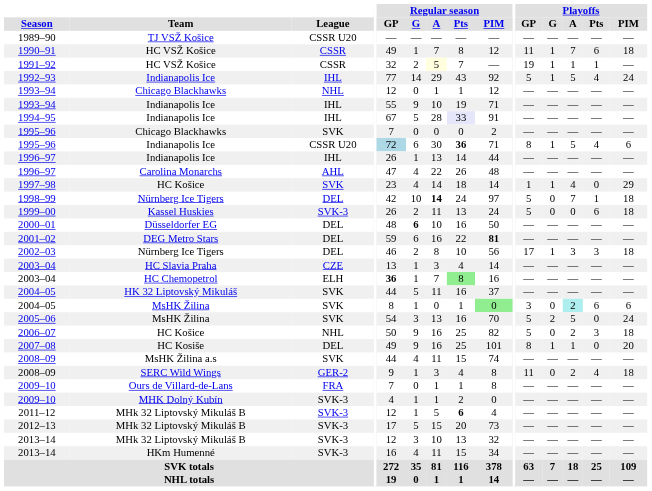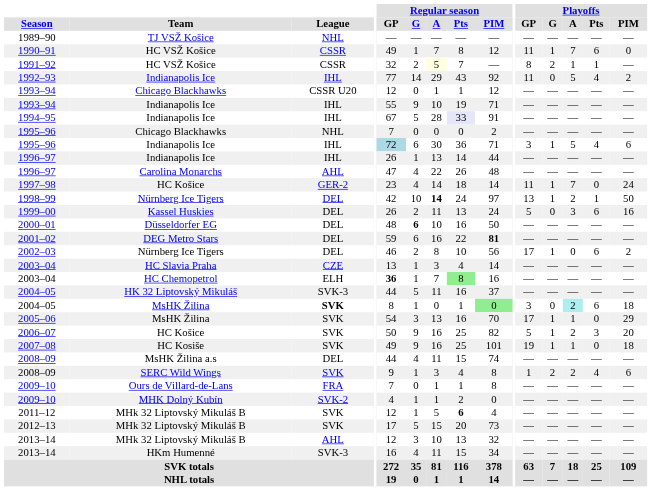(333, 37) CSSR U20 -> (333, 37) NHL
(628, 51) 18 -> (628, 51) 0
(529, 64) 19 -> (529, 64) 8
(553, 64) 1 -> (553, 64) 2
(529, 77) 5 -> (529, 77) 11
(553, 77) 1 -> (553, 77) 0
(628, 77) 24 -> (628, 77) 2
(333, 91) NHL -> (333, 91) CSSR U20
(333, 131) SVK -> (333, 131) NHL
(333, 144) CSSR U20 -> (333, 144) IHL
(461, 144) bold -> (461, 144) normal
(529, 144) 8 -> (529, 144) 3
(333, 185) SVK -> (333, 185) GER-2
(529, 185) 1 -> (529, 185) 11
(573, 185) 4 -> (573, 185) 7
(628, 185) 29 -> (628, 185) 24
(529, 198) 5 -> (529, 198) 13
(553, 198) 0 -> (553, 198) 1
(573, 198) 7 -> (573, 198) 2
(628, 198) 18 -> (628, 198) 50
(333, 211) SVK-3 -> (333, 211) DEL
(573, 211) 0 -> (573, 211) 3
(628, 211) 18 -> (628, 211) 16
(573, 252) 3 -> (573, 252) 0
(596, 252) 3 -> (596, 252) 6
(628, 252) 18 -> (628, 252) 2
(333, 292) SVK -> (333, 292) SVK-3
(333, 305) normal -> (333, 305) bold
(628, 305) 6 -> (628, 305) 18
(529, 319) 5 -> (529, 319) 17
(553, 319) 2 -> (553, 319) 1
(573, 319) 5 -> (573, 319) 1
(628, 319) 24 -> (628, 319) 29
(333, 332) NHL -> (333, 332) SVK
(553, 332) 0 -> (553, 332) 1
(628, 332) 18 -> (628, 332) 20
(333, 345) DEL -> (333, 345) SVK
(529, 345) 8 -> (529, 345) 19
(628, 345) 20 -> (628, 345) 18
(333, 359) SVK -> (333, 359) DEL
(333, 372) GER-2 -> (333, 372) SVK
(529, 372) 11 -> (529, 372) 1
(553, 372) 0 -> (553, 372) 2
(628, 372) 18 -> (628, 372) 6
(333, 399) SVK-3 -> (333, 399) SVK-2
(333, 412) SVK-3 -> (333, 412) SVK
(333, 426) SVK-3 -> (333, 426) SVK
(333, 439) SVK-3 -> (333, 439) AHL
